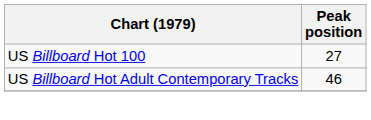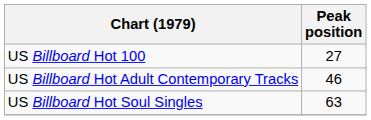+ row: (105, 102)
